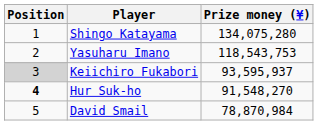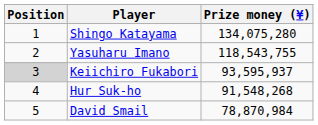(257, 53) 118,543,753 -> (257, 53) 118,543,755
(36, 91) bold -> (36, 91) normal
(257, 91) 91,548,270 -> (257, 91) 91,548,268
